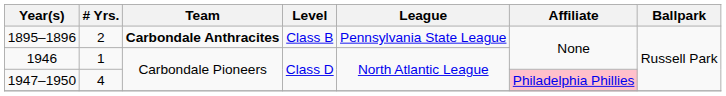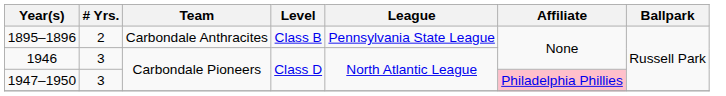(203, 37) bold -> (197, 37) normal
(101, 59) 1 -> (101, 59) 3
(101, 80) 4 -> (101, 80) 3
